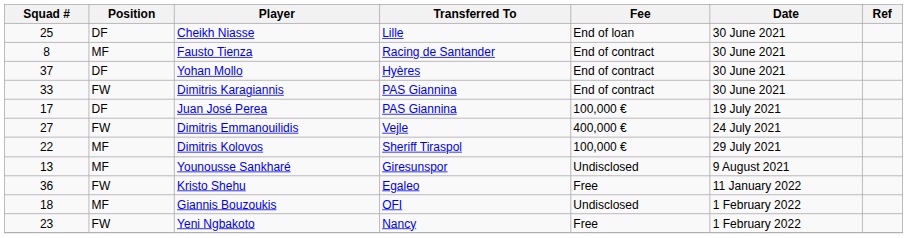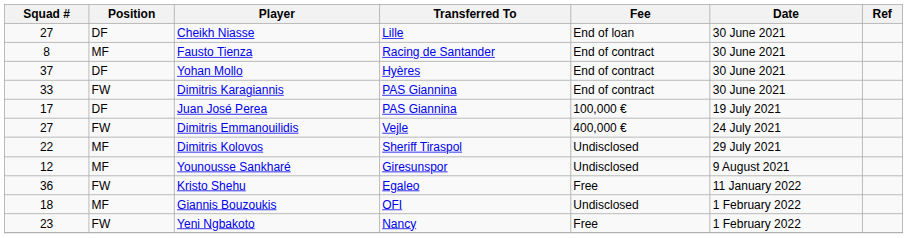(47, 33) 25 -> (47, 33) 27
(600, 147) 100,000 € -> (606, 147) Undisclosed
(47, 166) 13 -> (47, 166) 12
